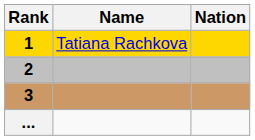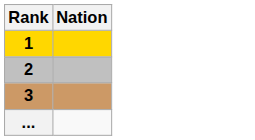- column: (122, 17)
